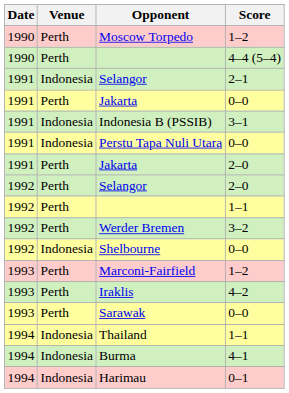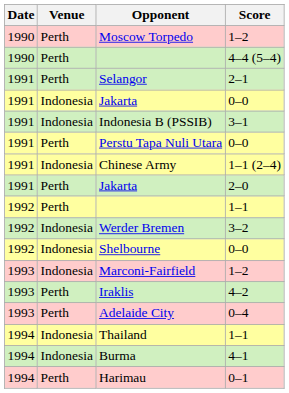(67, 79) Indonesia -> (55, 79) Perth
(55, 100) Perth -> (67, 100) Indonesia
(67, 143) Indonesia -> (55, 143) Perth
+ row: (138, 164)
- row: (123, 185)
(55, 228) Perth -> (67, 228) Indonesia
(55, 270) Perth -> (67, 270) Indonesia
- row: (122, 313)
+ row: (137, 313)
(67, 377) Indonesia -> (55, 377) Perth
